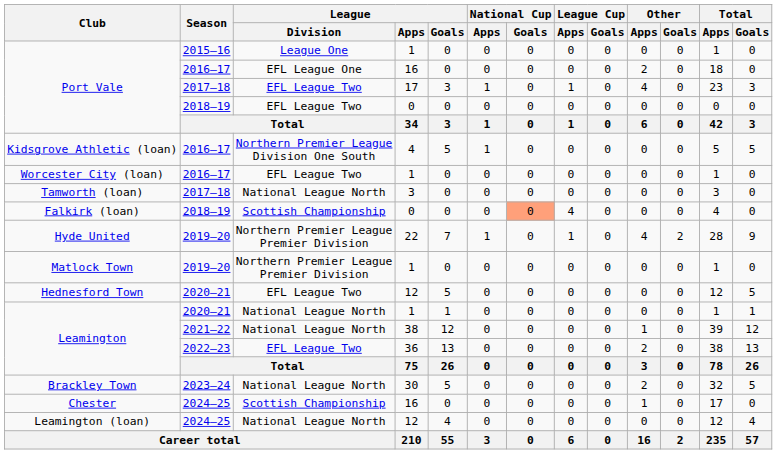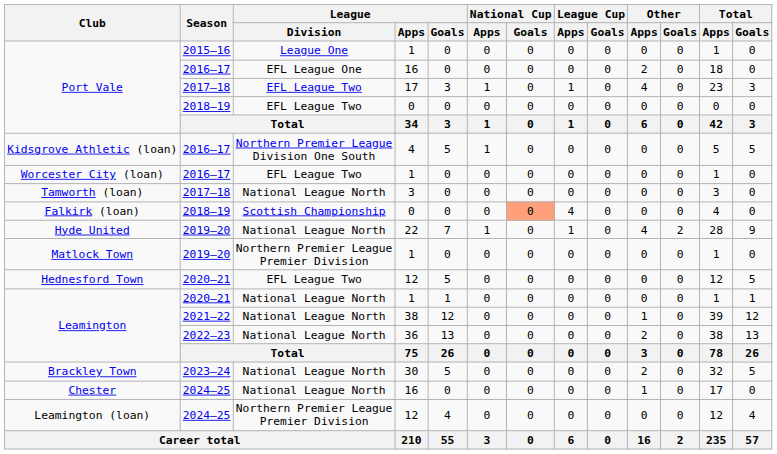(314, 236) Northern Premier League Premier Division -> (314, 229) National League North
(314, 348) EFL League Two -> (314, 335) National League North
(314, 403) Scottish Championship -> (314, 390) National League North
(314, 421) National League North -> (314, 415) Northern Premier League Premier Division
